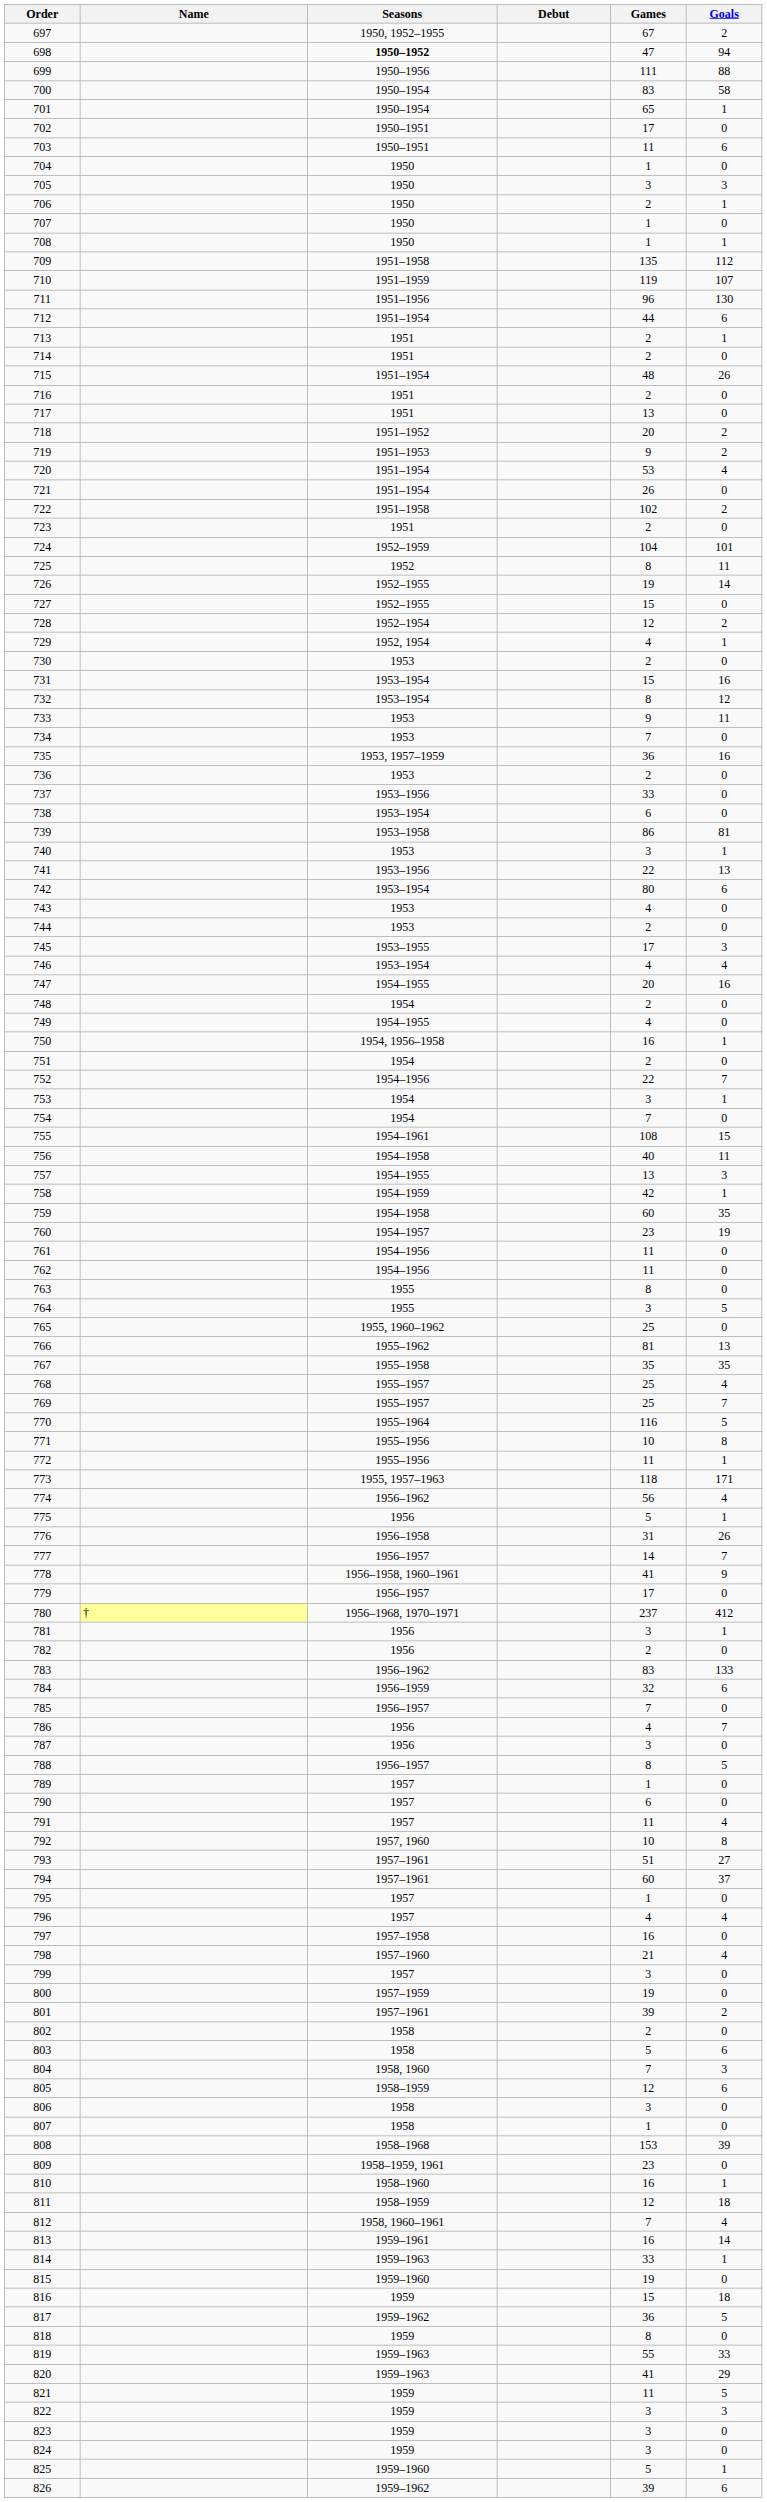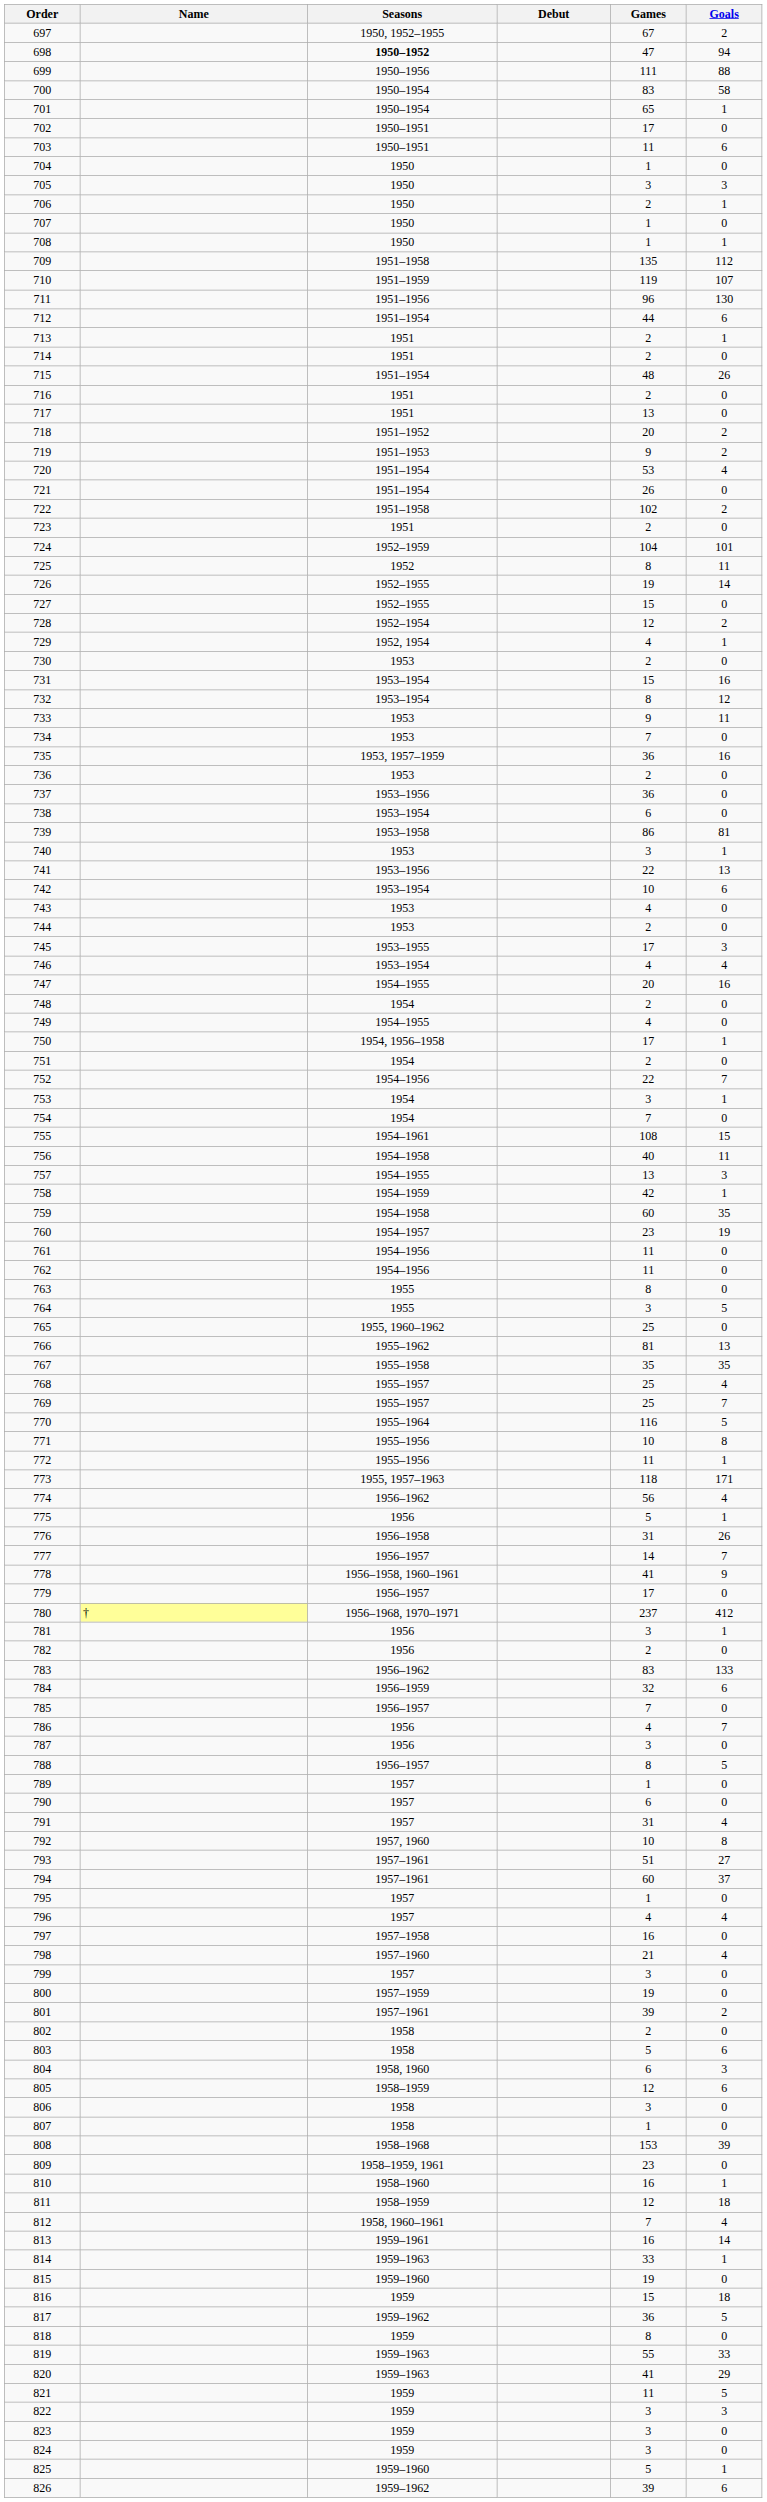(648, 794) 33 -> (648, 794) 36
(648, 889) 80 -> (648, 889) 10
(648, 1041) 16 -> (648, 1041) 17
(648, 1821) 11 -> (648, 1821) 31
(648, 2069) 7 -> (648, 2069) 6
